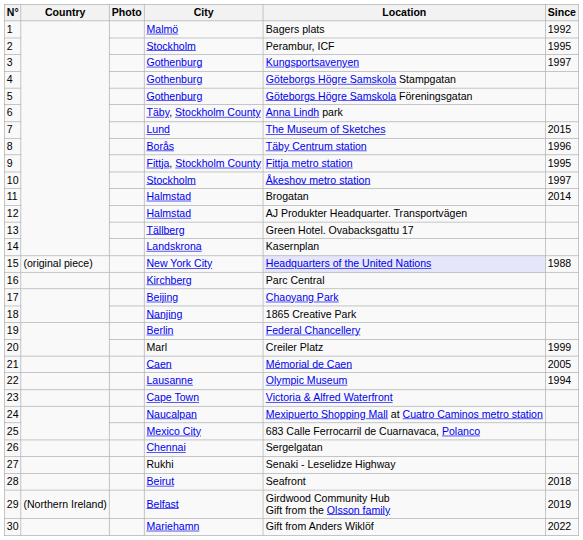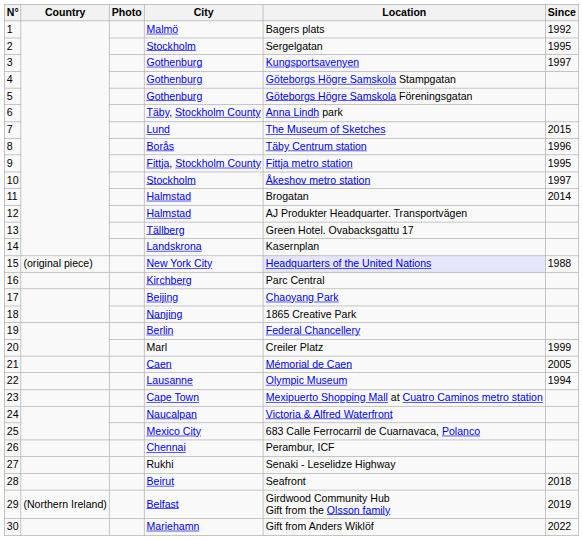(300, 46) Perambur, ICF -> (294, 46) Sergelgatan
(329, 398) Victoria & Alfred Waterfront -> (404, 398) Mexipuerto Shopping Mall at Cuatro Caminos metro station
(404, 414) Mexipuerto Shopping Mall at Cuatro Caminos metro station -> (329, 414) Victoria & Alfred Waterfront
(294, 448) Sergelgatan -> (300, 448) Perambur, ICF
